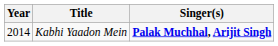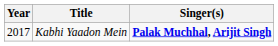(19, 31) 2014 -> (19, 31) 2017
